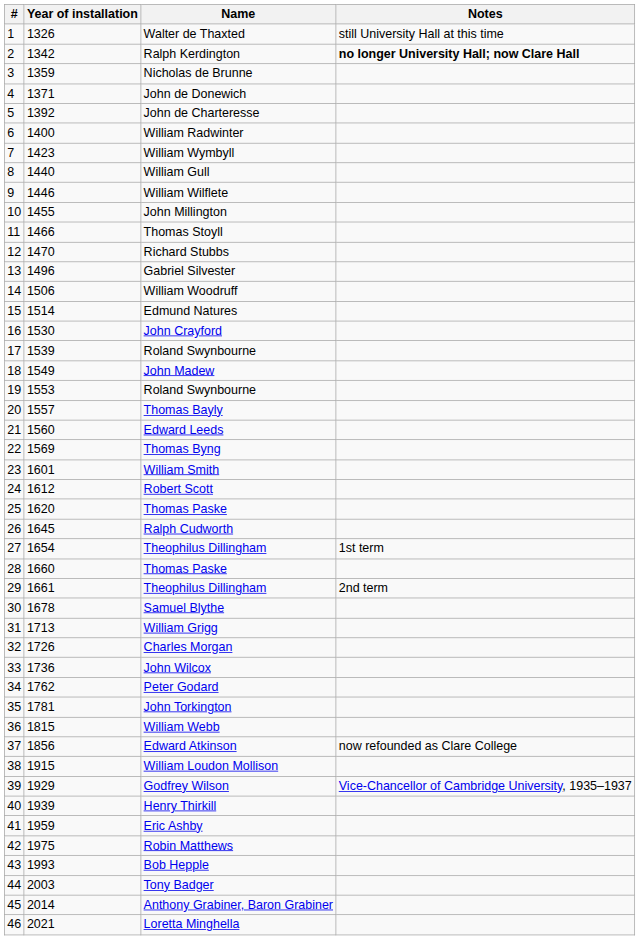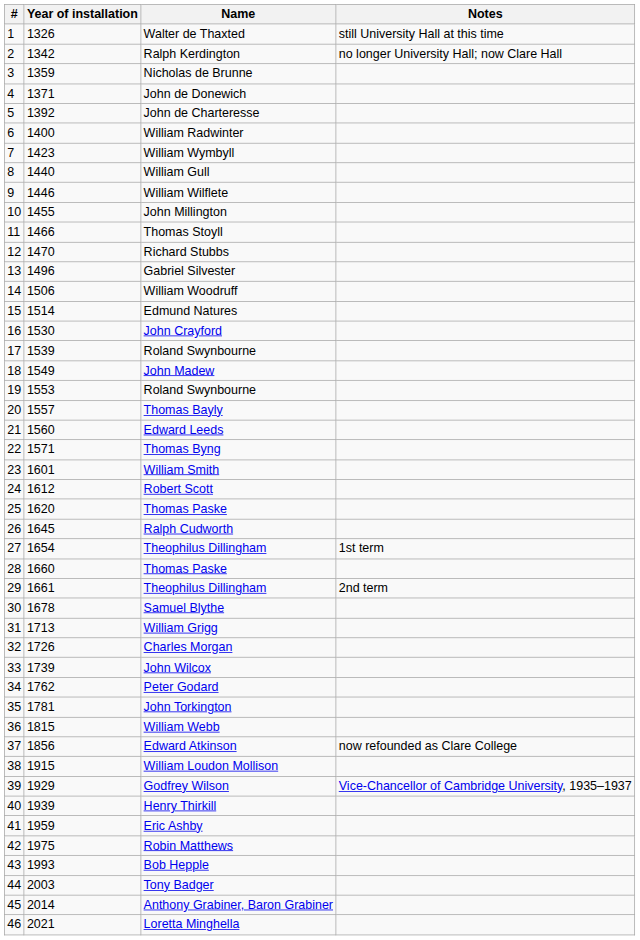(459, 53) bold -> (450, 53) normal
(41, 449) 1569 -> (41, 449) 1571
(41, 667) 1736 -> (41, 667) 1739
